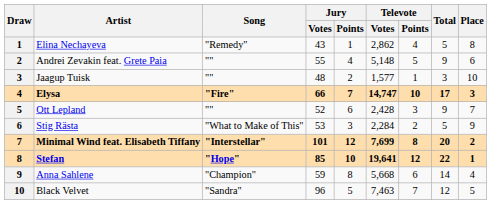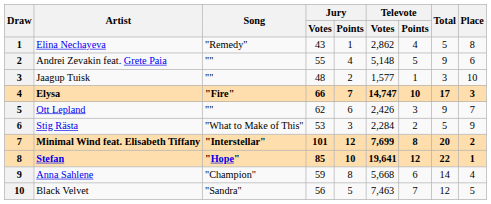(320, 110) 52 -> (320, 110) 62
(383, 110) 2,428 -> (383, 110) 2,426
(320, 191) 96 -> (320, 191) 56
